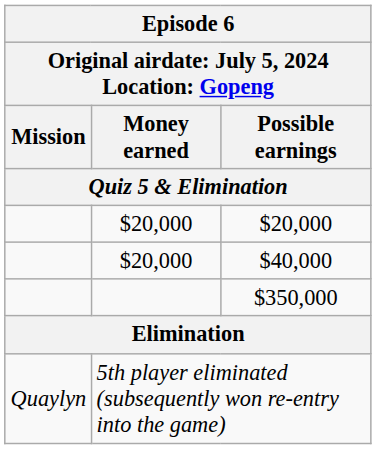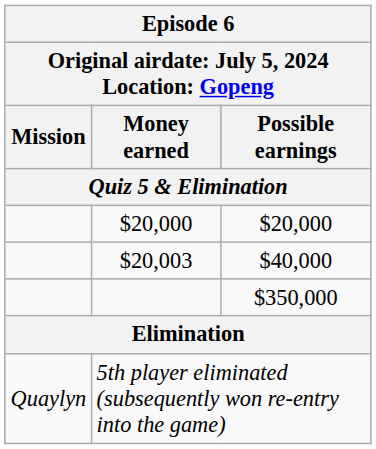(156, 260) $20,000 -> (156, 260) $20,003
